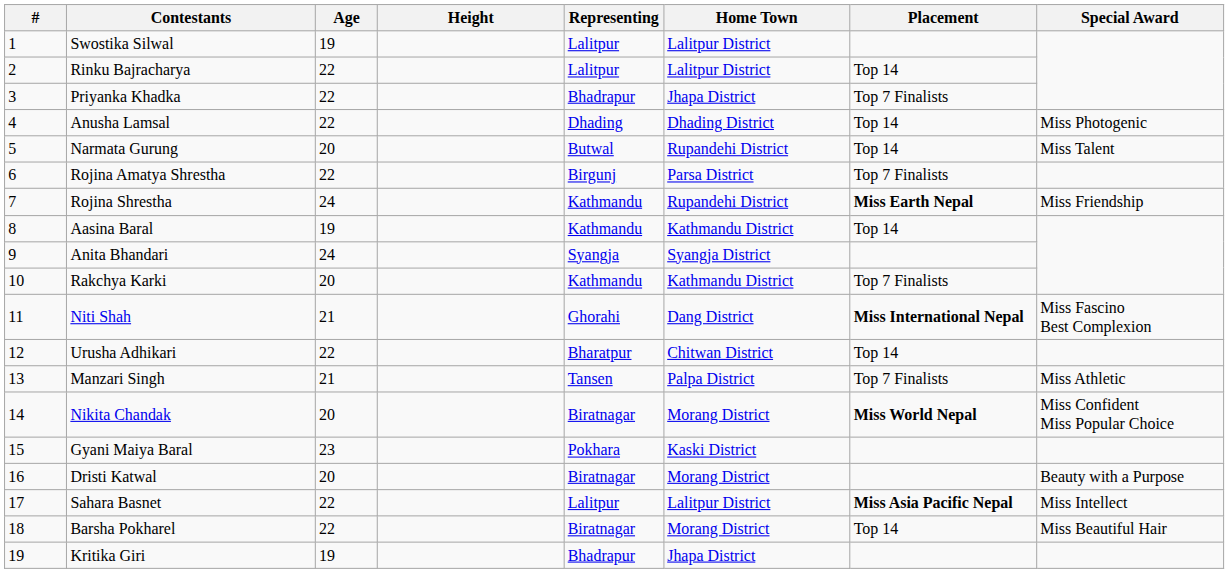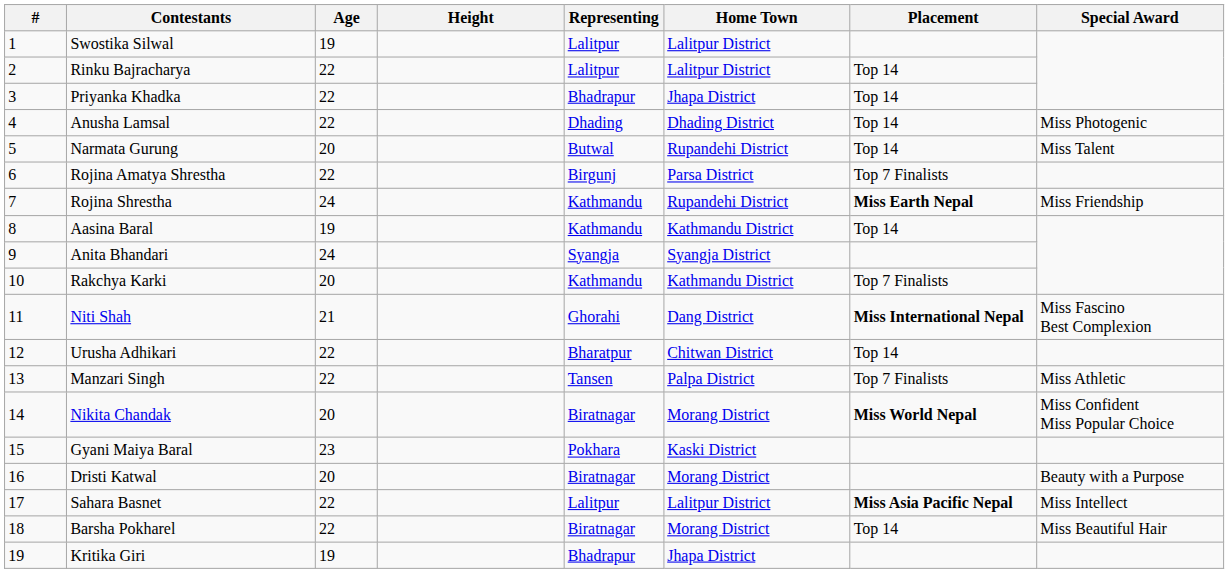(901, 96) Top 7 Finalists -> (876, 96) Top 14
(327, 378) 21 -> (327, 378) 22
